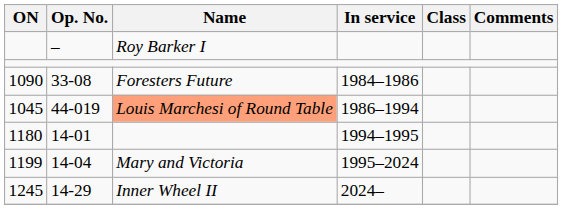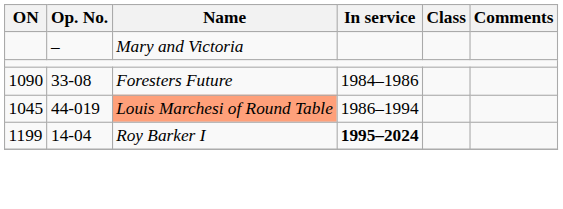(161, 45) Roy Barker I -> (180, 45) Mary and Victoria
- row: (25, 135)
(180, 163) Mary and Victoria -> (161, 135) Roy Barker I
(380, 163) normal -> (380, 135) bold
- row: (26, 190)
